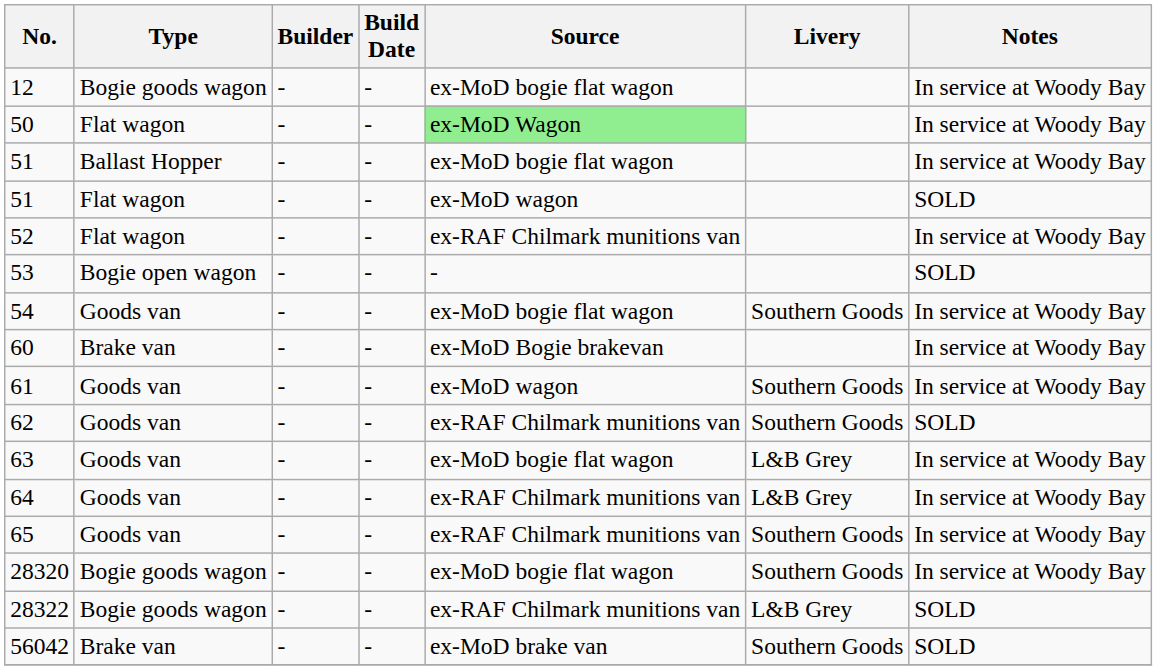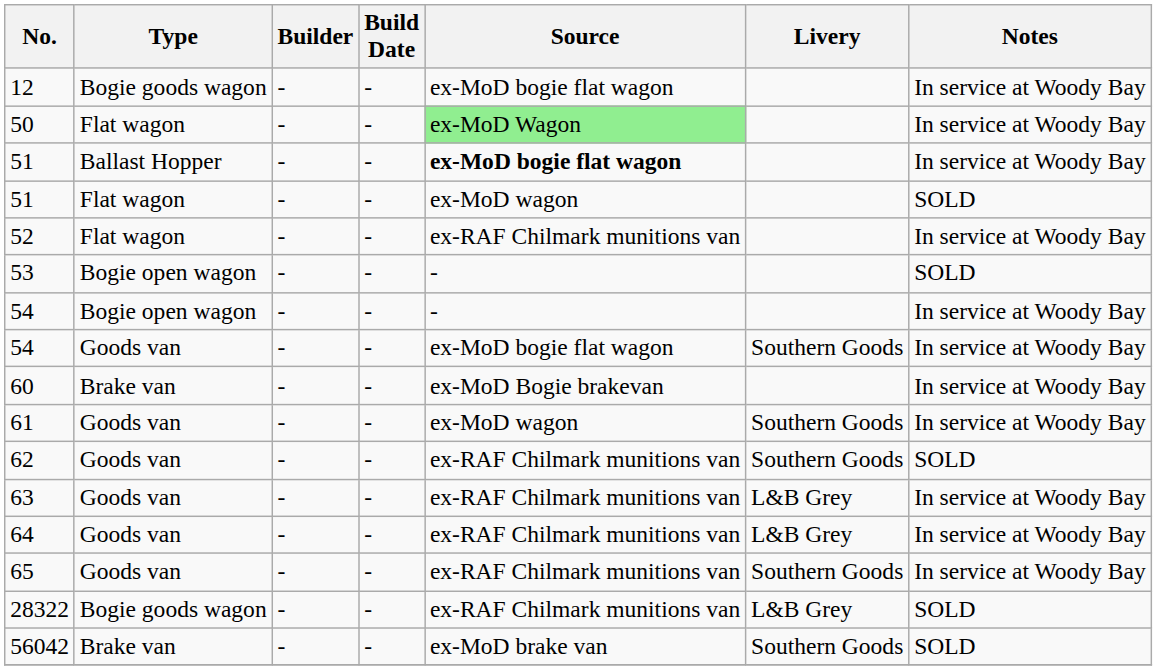(552, 161) normal -> (556, 161) bold
+ row: (22, 310)
(552, 459) ex-MoD bogie flat wagon -> (585, 497) ex-RAF Chilmark munitions van
- row: (40, 571)
